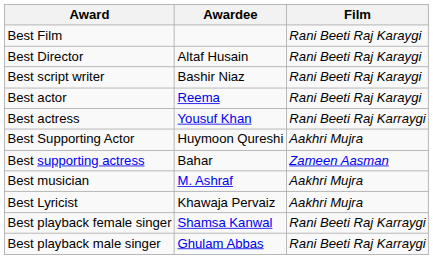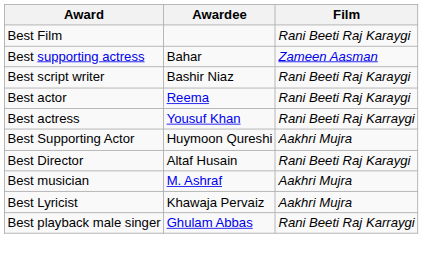rows swapped: (45, 56) <-> (76, 160)
- row: (89, 222)
